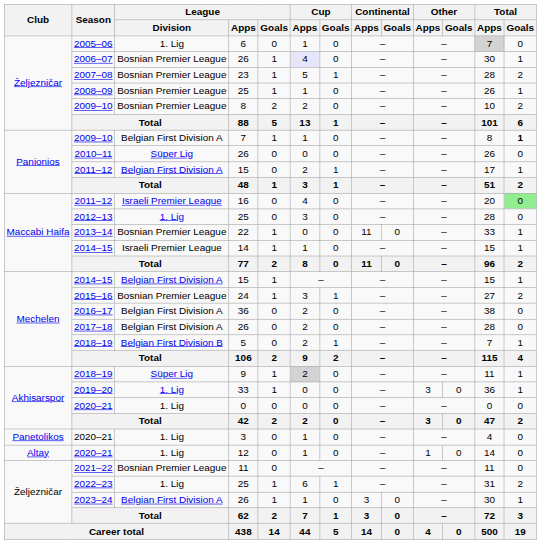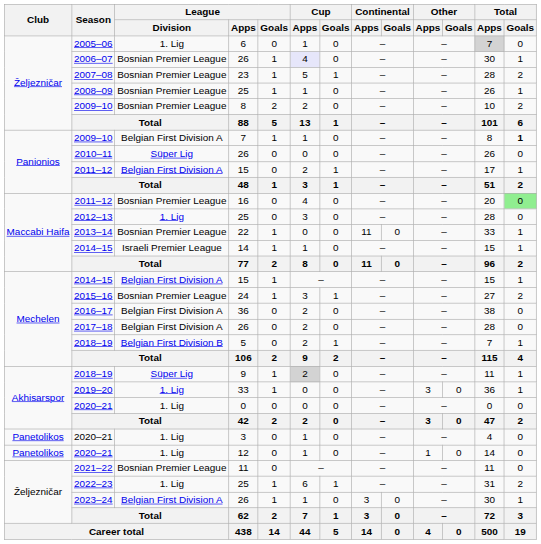(172, 201) Israeli Premier League -> (172, 201) Bosnian Premier League
(38, 452) Altay -> (38, 452) Panetolikos
